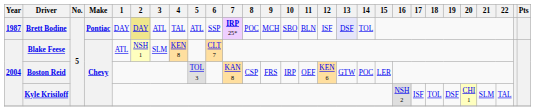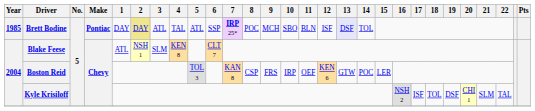(14, 28) 1987 -> (14, 28) 1985
